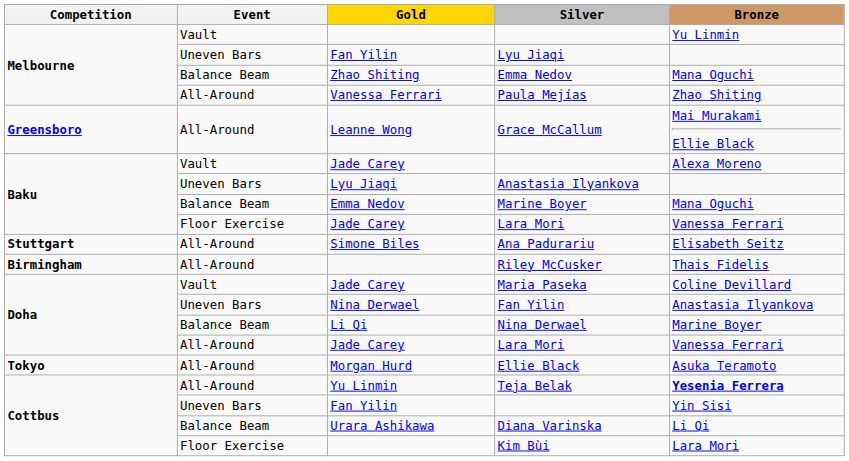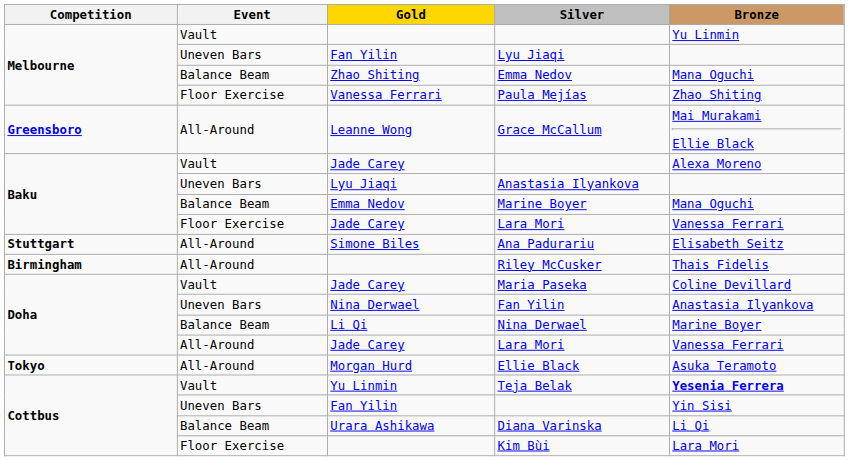(217, 95) All-Around -> (232, 95) Floor Exercise
(217, 385) All-Around -> (199, 385) Vault
